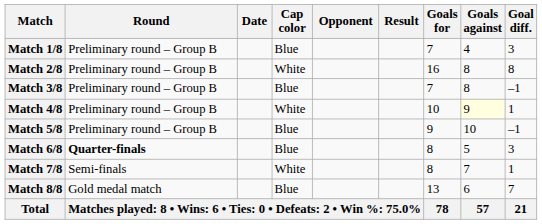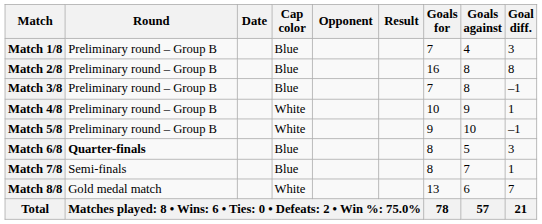(290, 68) White -> (287, 68) Blue
(467, 108) lightyellow background -> (467, 108) no background
(287, 128) Blue -> (290, 128) White
(290, 169) White -> (287, 169) Blue
(287, 189) Blue -> (290, 189) White
